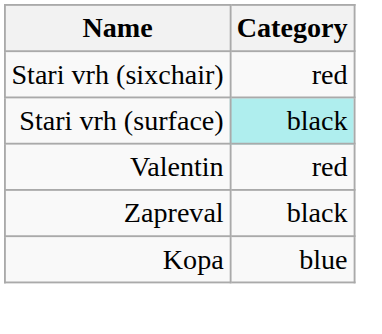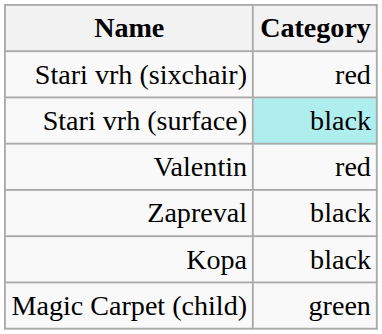(323, 259) blue -> (341, 259) black
+ row: (129, 306)
